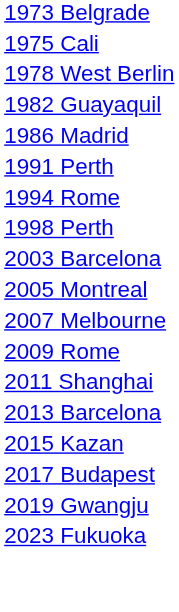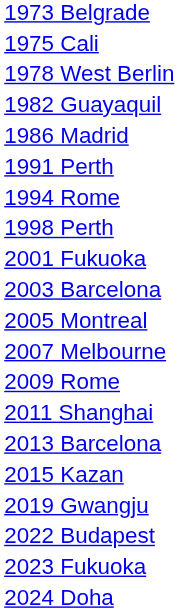+ row: (75, 258)
- row: (80, 474)
+ row: (80, 536)
+ row: (59, 597)
